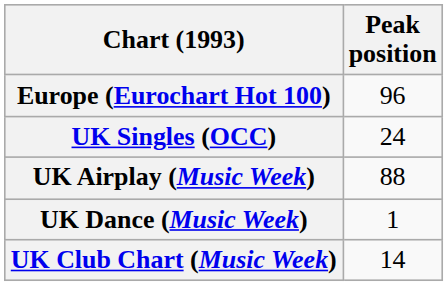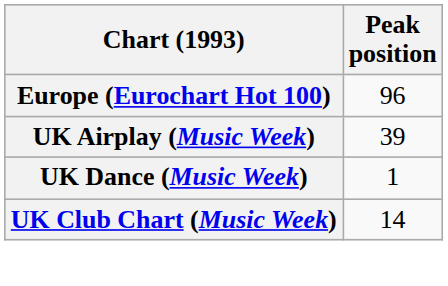- row: (174, 136)
(393, 177) 88 -> (393, 136) 39
